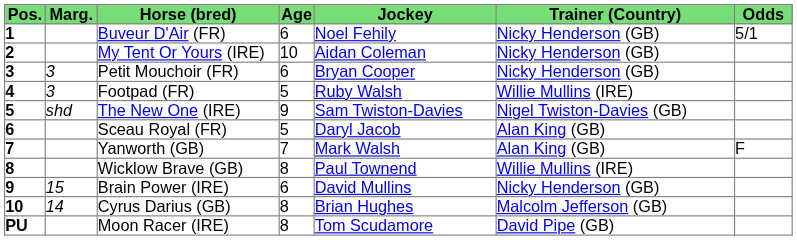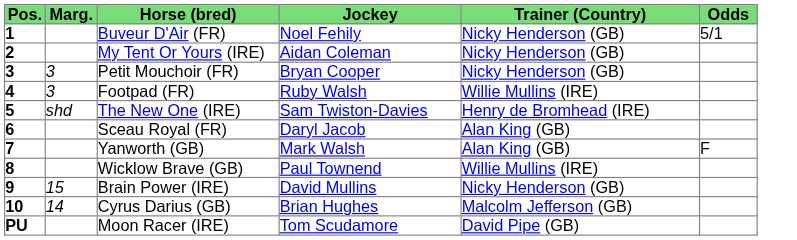- column: (297, 14)
(592, 110) Nigel Twiston-Davies (GB) -> (556, 110) Henry de Bromhead (IRE)
